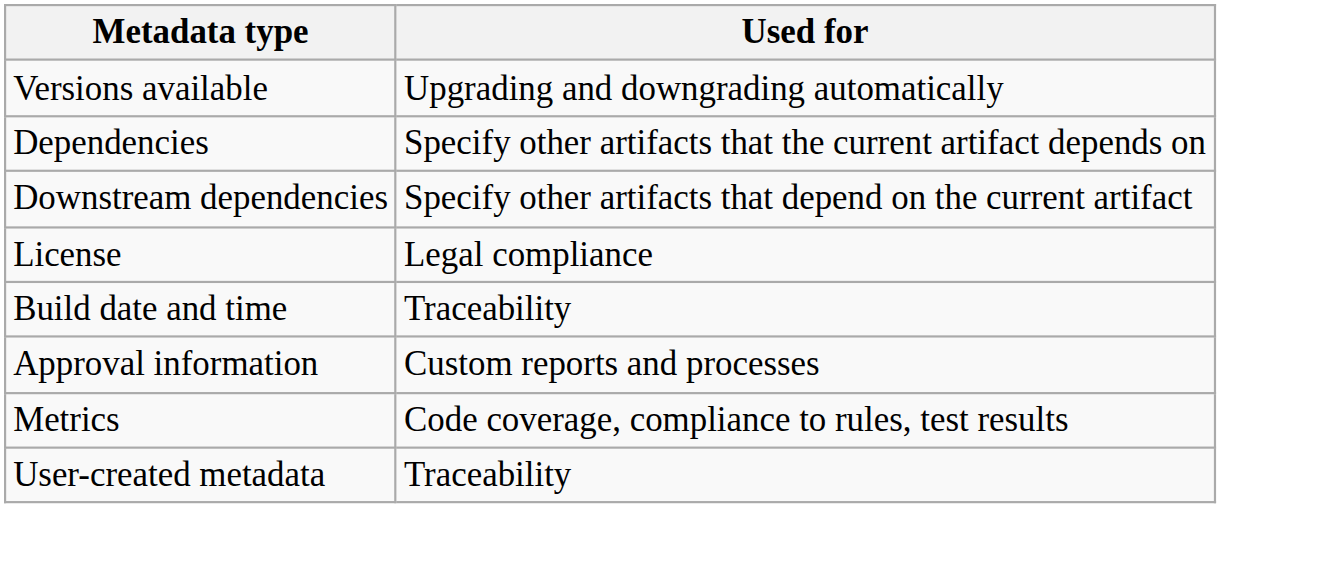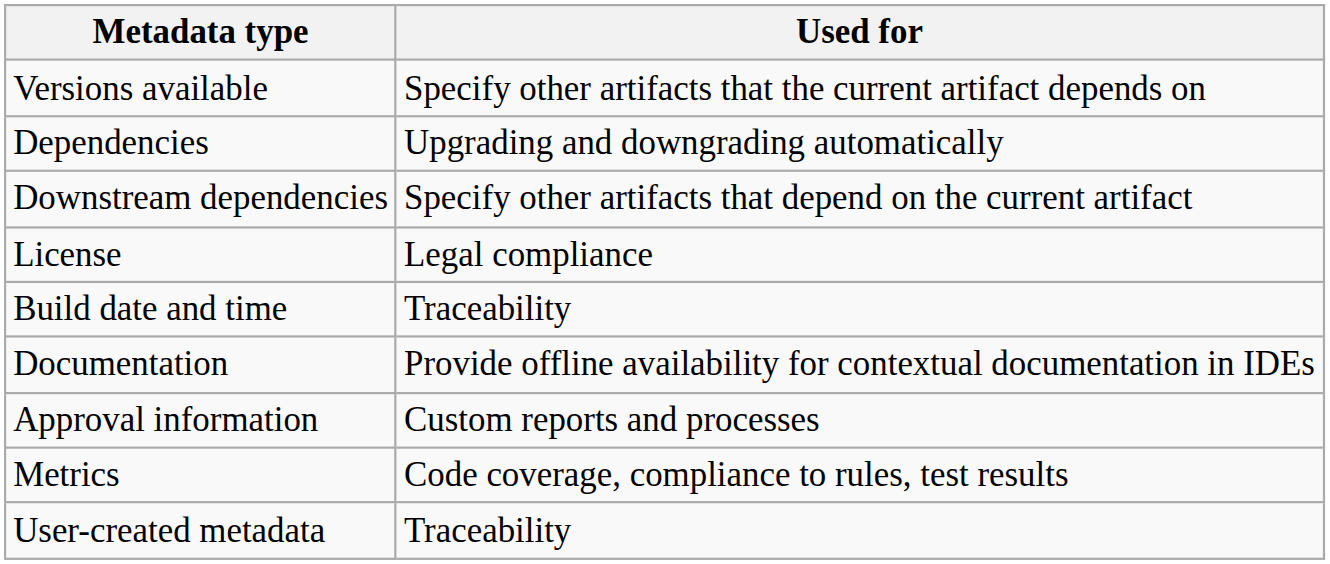(704, 87) Upgrading and downgrading automatically -> (805, 87) Specify other artifacts that the current artifact depends on
(805, 142) Specify other artifacts that the current artifact depends on -> (704, 142) Upgrading and downgrading automatically
+ row: (121, 364)
